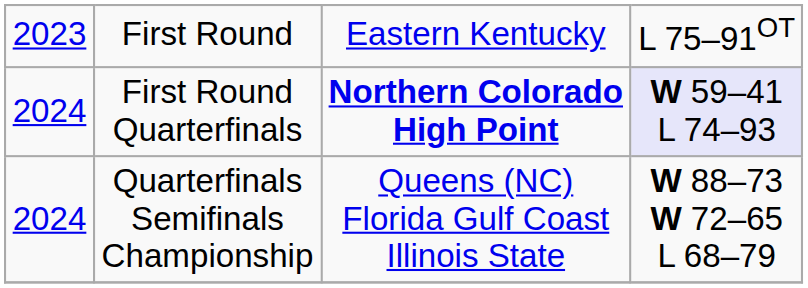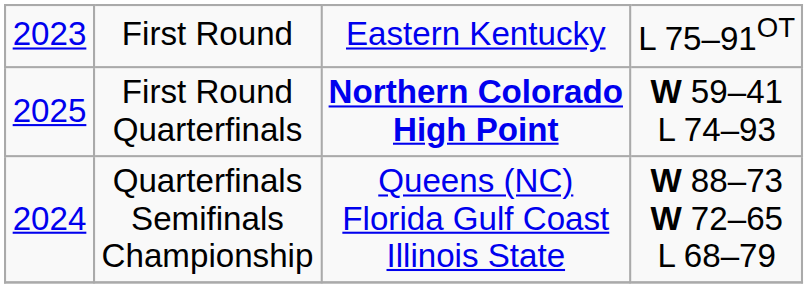(50, 110) 2024 -> (50, 110) 2025
(717, 110) lavender background -> (717, 110) no background
